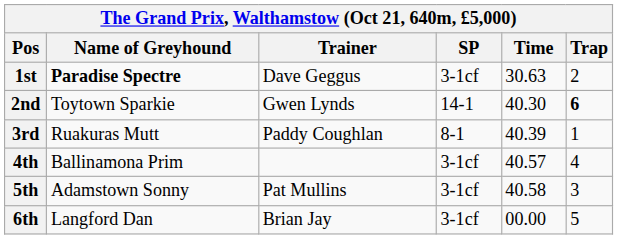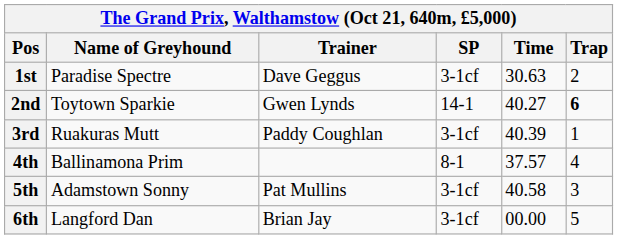(116, 76) bold -> (111, 76) normal
(526, 104) 40.30 -> (526, 104) 40.27
(453, 133) 8-1 -> (460, 133) 3-1cf
(460, 162) 3-1cf -> (453, 162) 8-1
(526, 162) 40.57 -> (526, 162) 37.57
